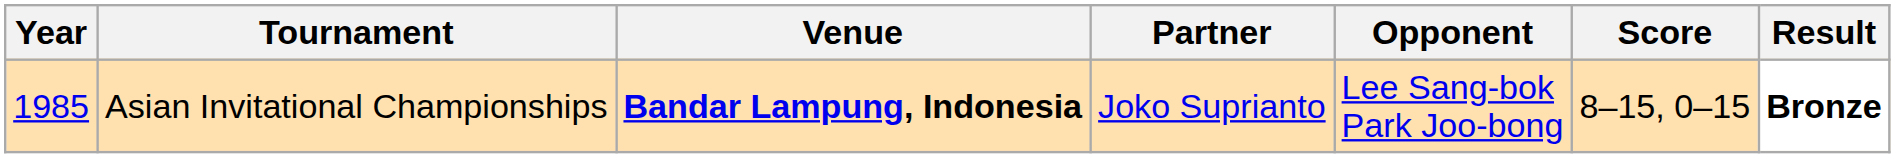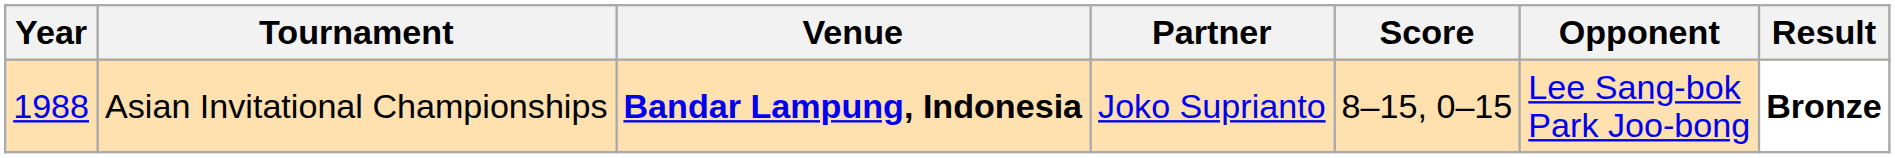columns swapped: (1453, 33) <-> (1665, 33)
(51, 105) 1985 -> (51, 105) 1988
